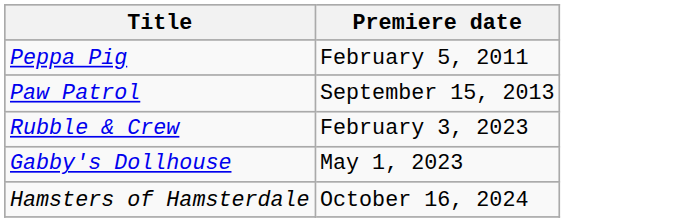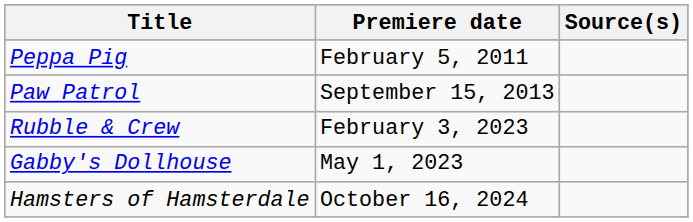+ column: (623, 23)
